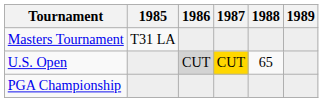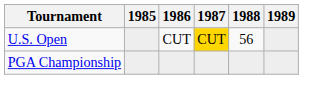- row: (66, 39)
(196, 62) lightgrey background -> (177, 39) no background
(266, 62) 65 -> (246, 39) 56
